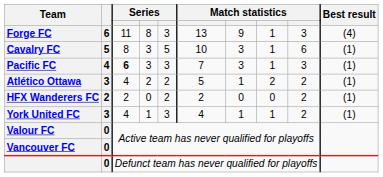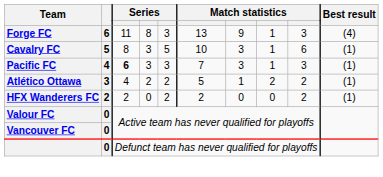- row: (43, 114)
